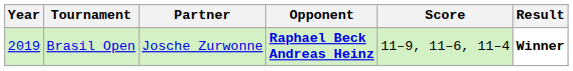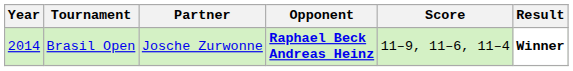(24, 46) 2019 -> (24, 46) 2014
